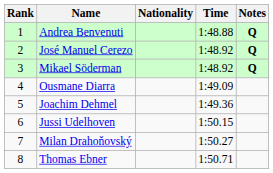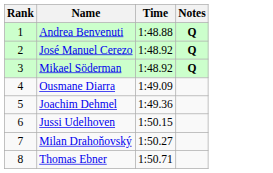- column: (165, 13)
